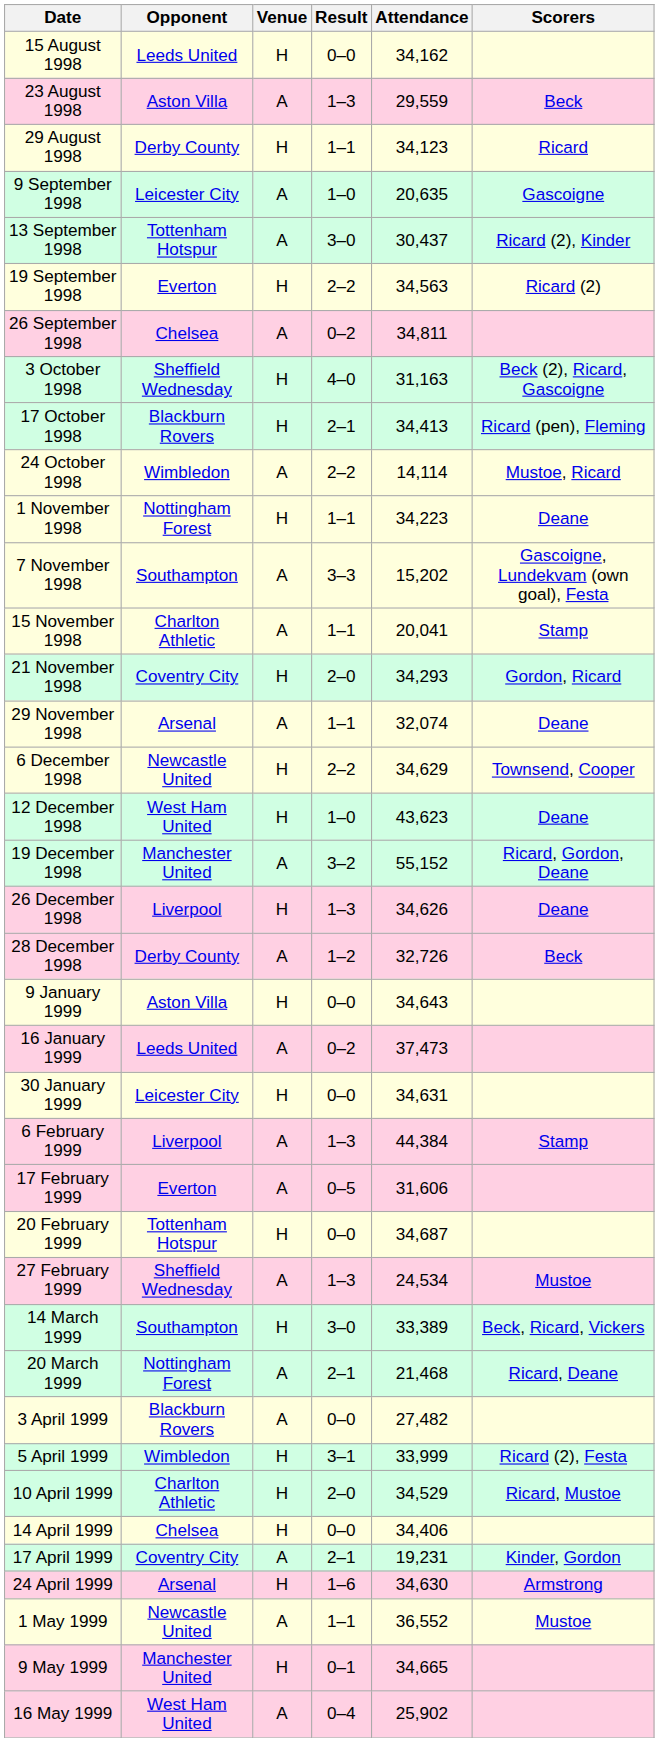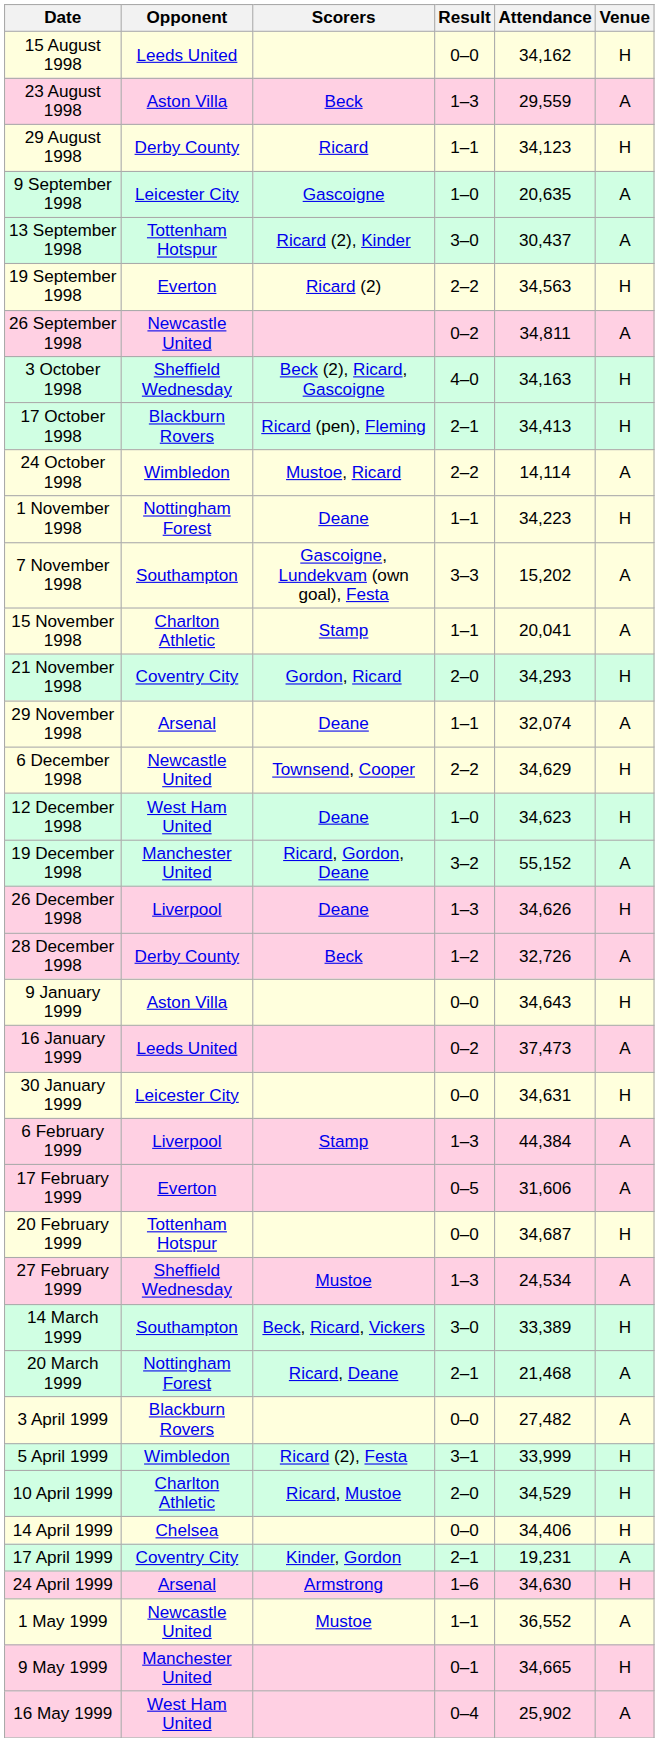columns swapped: (282, 18) <-> (563, 18)
(187, 333) Chelsea -> (187, 333) Newcastle United
(422, 379) 31,163 -> (545, 379) 34,163
(422, 816) 43,623 -> (545, 816) 34,623
